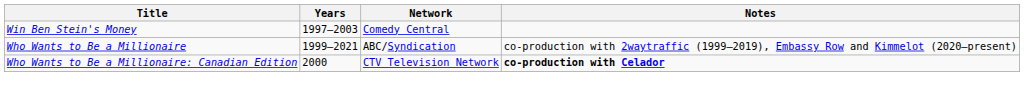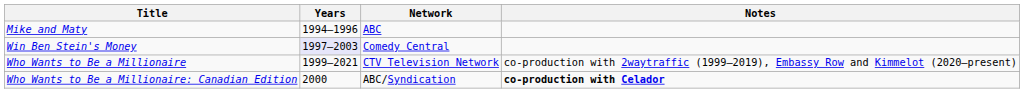+ row: (47, 30)
(330, 30) no background -> (330, 46) lavender background
(409, 46) ABC/Syndication -> (431, 63) CTV Television Network
(431, 63) CTV Television Network -> (409, 80) ABC/Syndication
